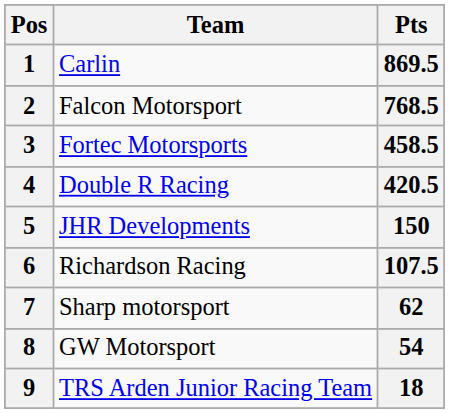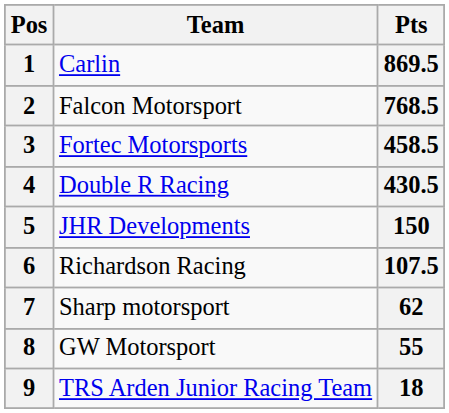(411, 185) 420.5 -> (411, 185) 430.5
(411, 347) 54 -> (411, 347) 55
